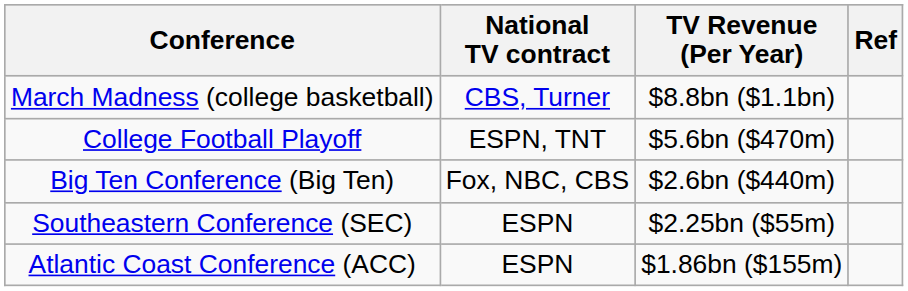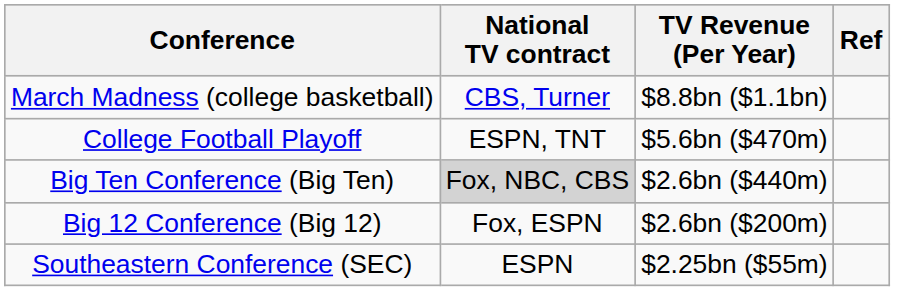(537, 180) no background -> (537, 180) lightgrey background
+ row: (222, 222)
- row: (222, 264)
